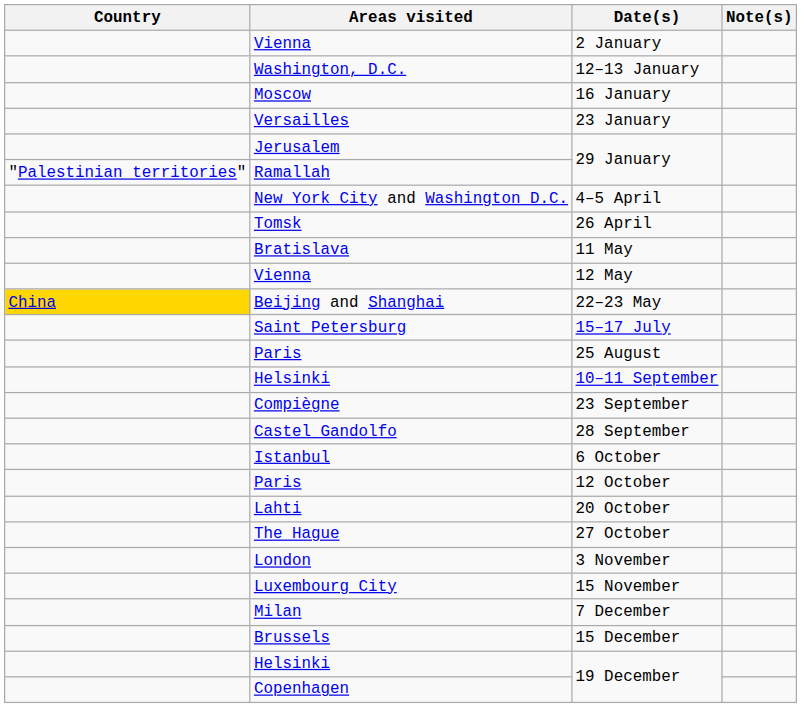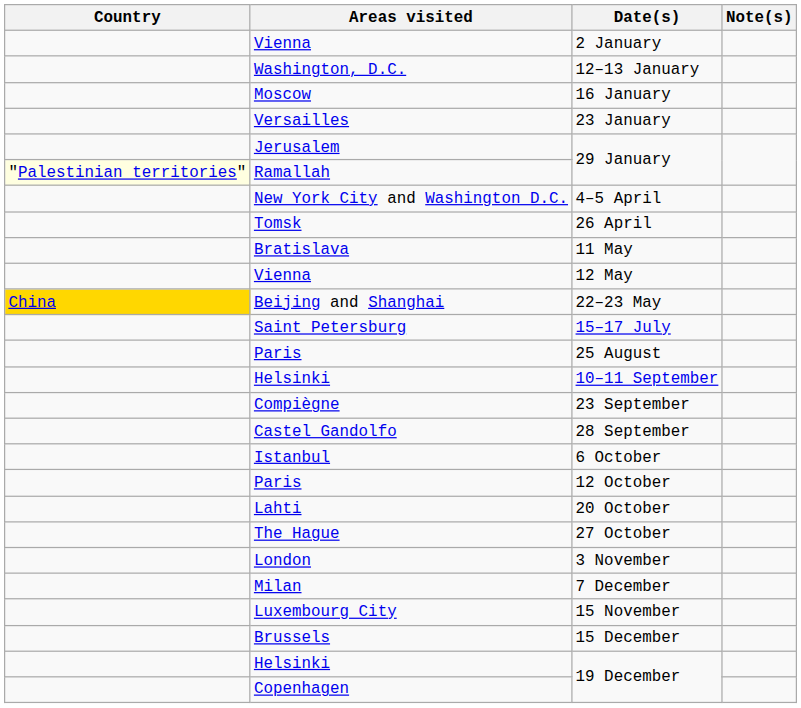(127, 173) no background -> (127, 173) lightyellow background
rows swapped: (325, 586) <-> (278, 612)
